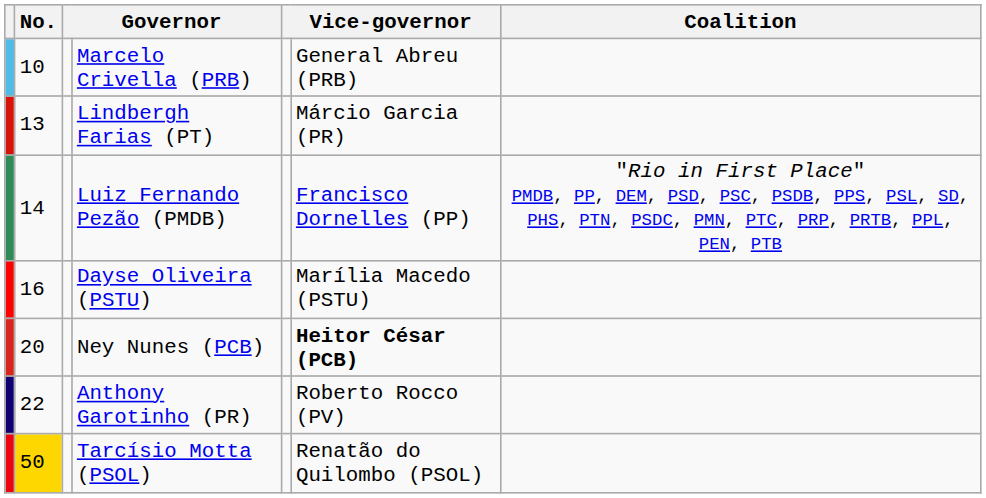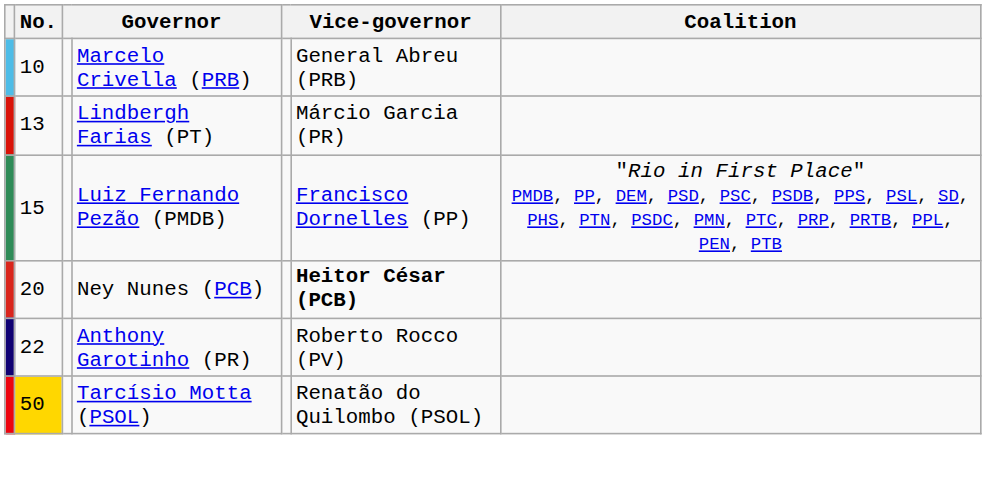(32, 207) 14 -> (32, 207) 15
- row: (164, 289)
